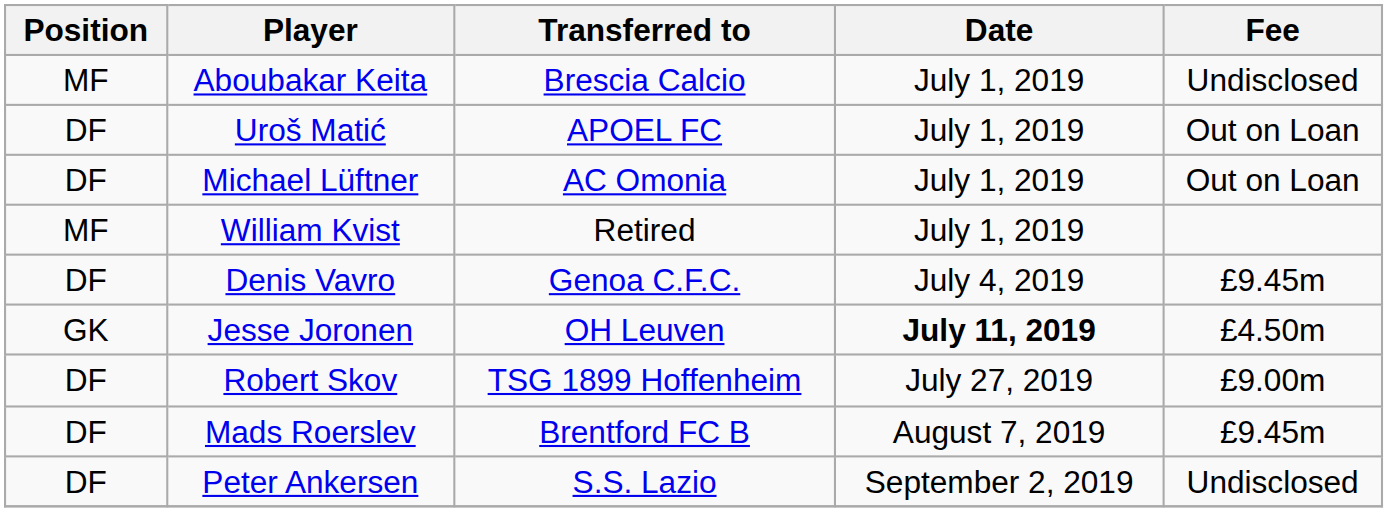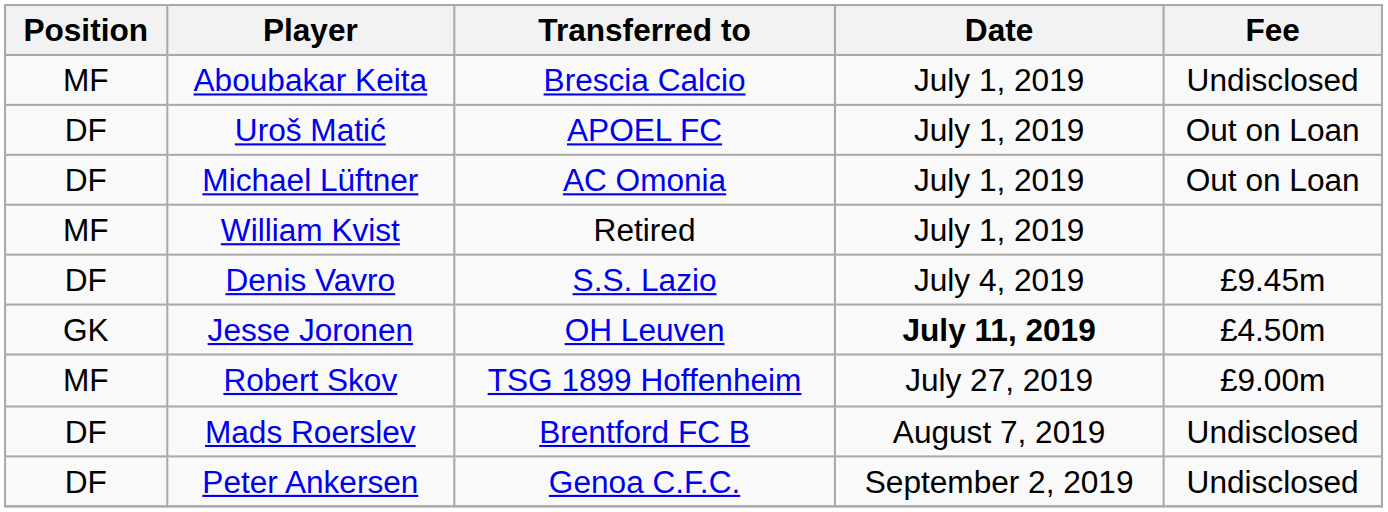(645, 281) Genoa C.F.C. -> (645, 281) S.S. Lazio
(86, 381) DF -> (86, 381) MF
(1273, 431) £9.45m -> (1273, 431) Undisclosed
(645, 481) S.S. Lazio -> (645, 481) Genoa C.F.C.
